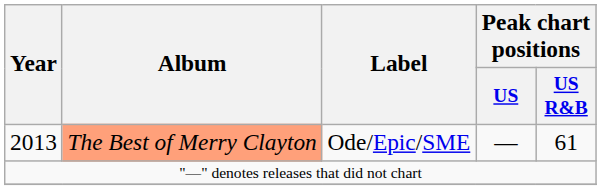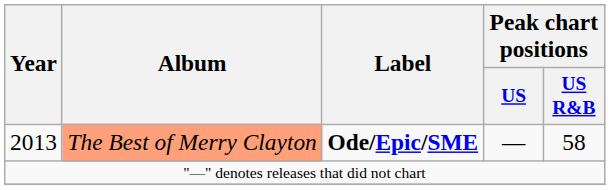(399, 142) normal -> (403, 142) bold
(566, 142) 61 -> (574, 142) 58
